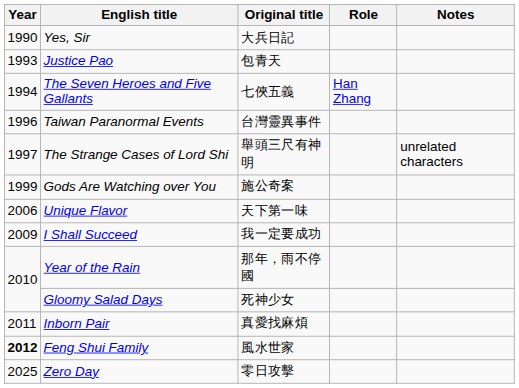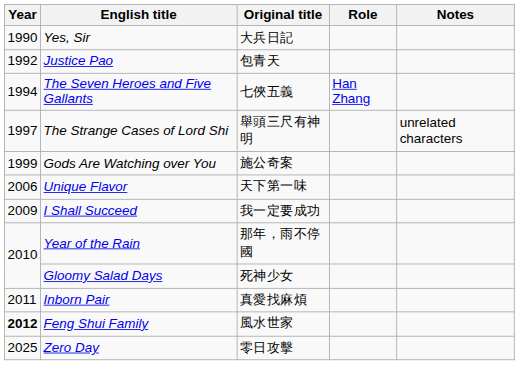(22, 61) 1993 -> (22, 61) 1992
- row: (124, 121)
